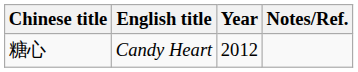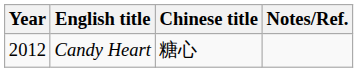columns swapped: (239, 19) <-> (58, 19)
